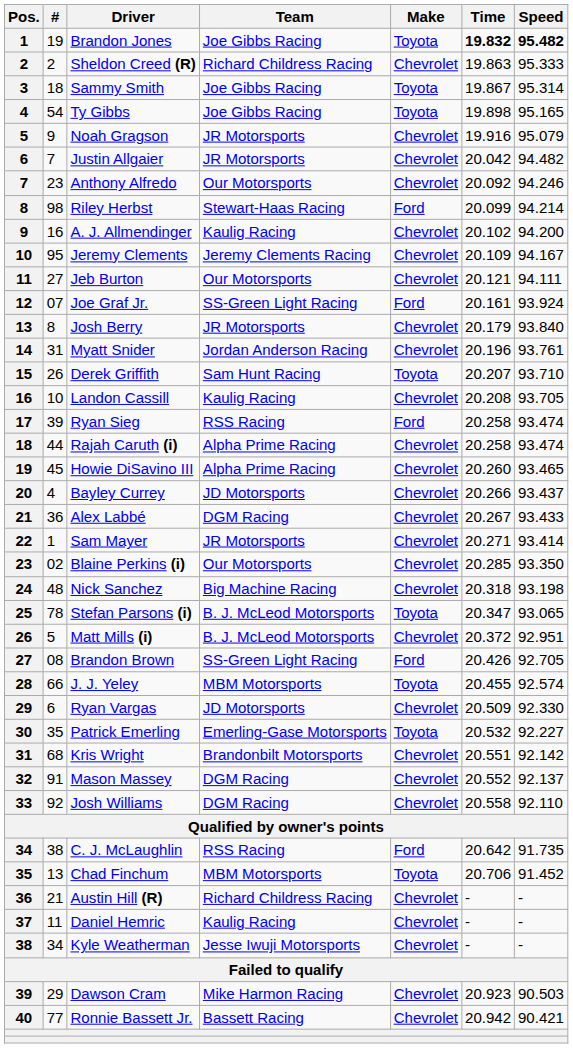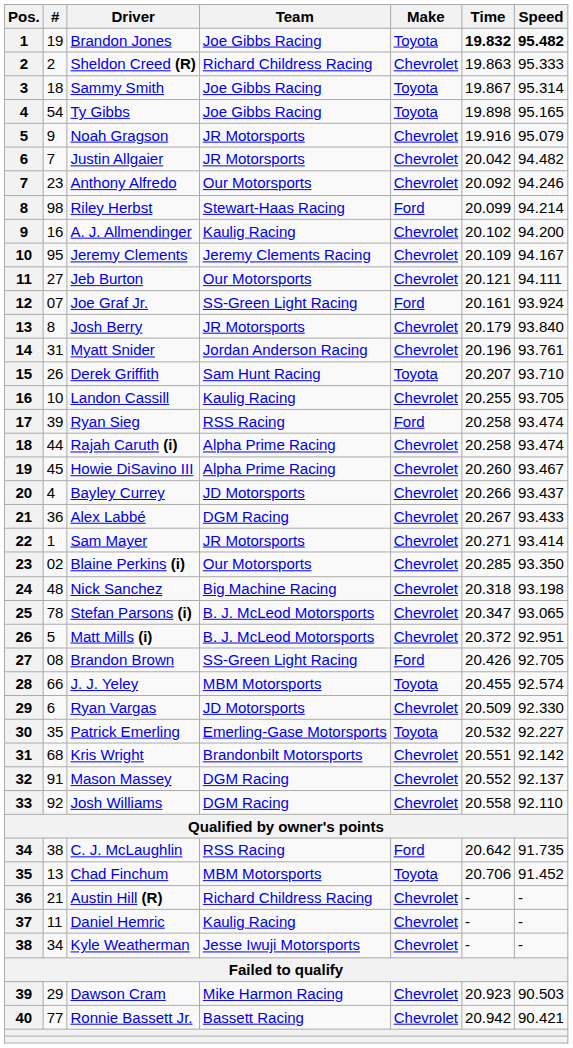(488, 398) 20.208 -> (488, 398) 20.255
(541, 469) 93.465 -> (541, 469) 93.467
(416, 612) Toyota -> (426, 612) Chevrolet
